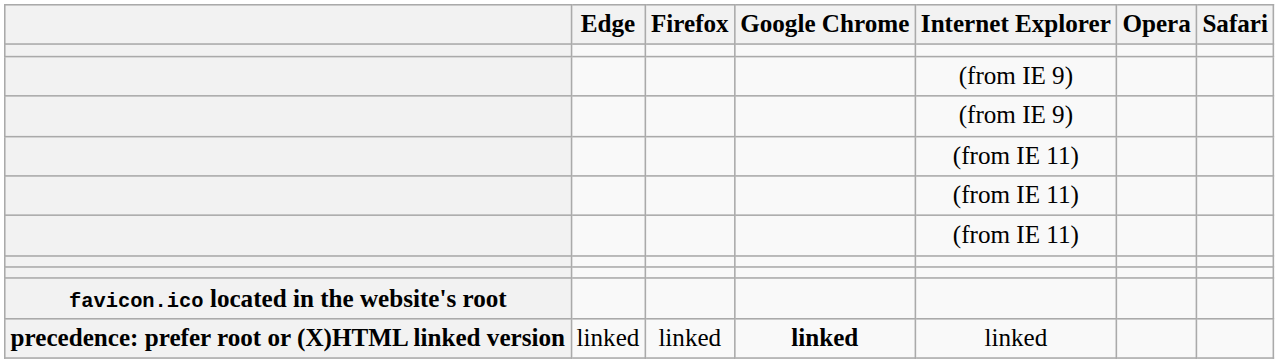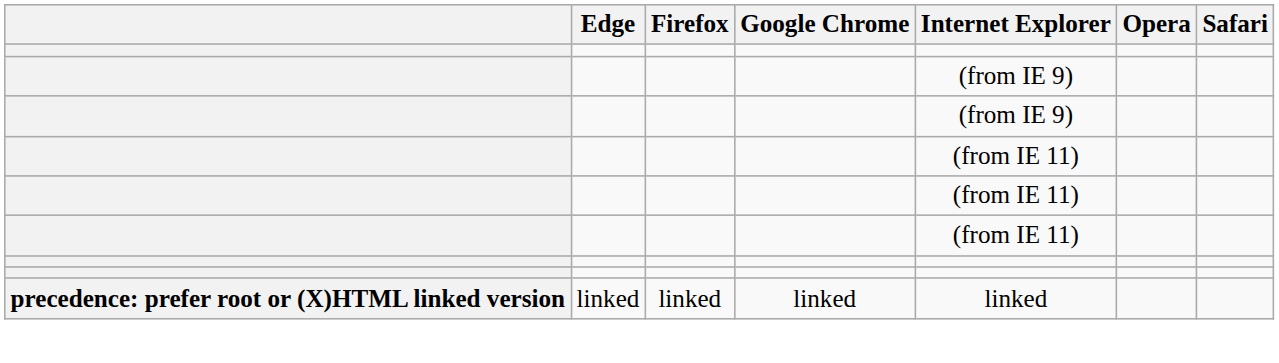- row: (288, 298)
(825, 338) bold -> (825, 298) normal
